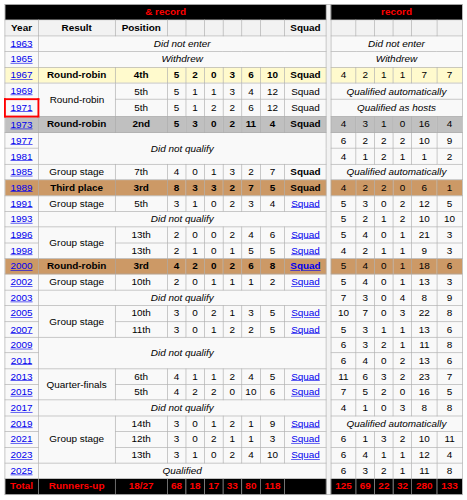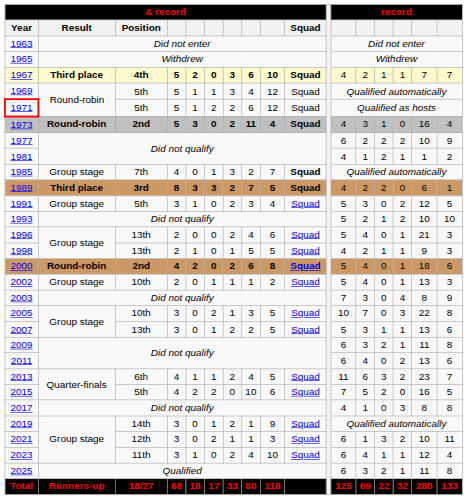(77, 75) Round-robin -> (77, 75) Third place
(141, 266) 3rd -> (141, 266) 2nd
(141, 329) 11th -> (141, 329) 13th
(141, 455) 13th -> (141, 455) 11th
